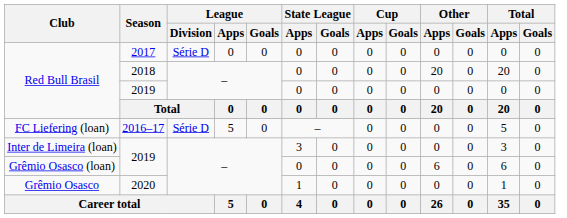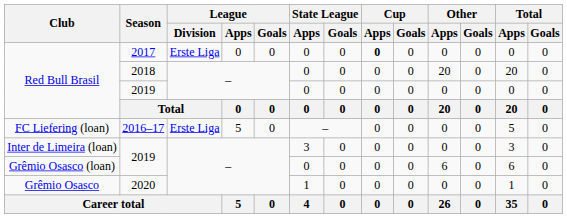(191, 52) Série D -> (195, 52) Erste Liga
(370, 52) normal -> (377, 52) bold
(191, 128) Série D -> (195, 128) Erste Liga
